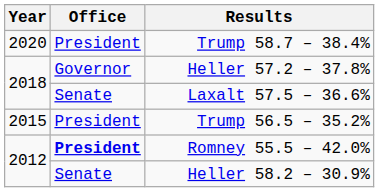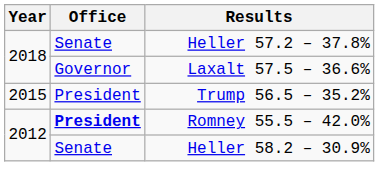- row: (283, 44)
(93, 70) Governor -> (83, 44) Senate
(83, 96) Senate -> (93, 70) Governor
